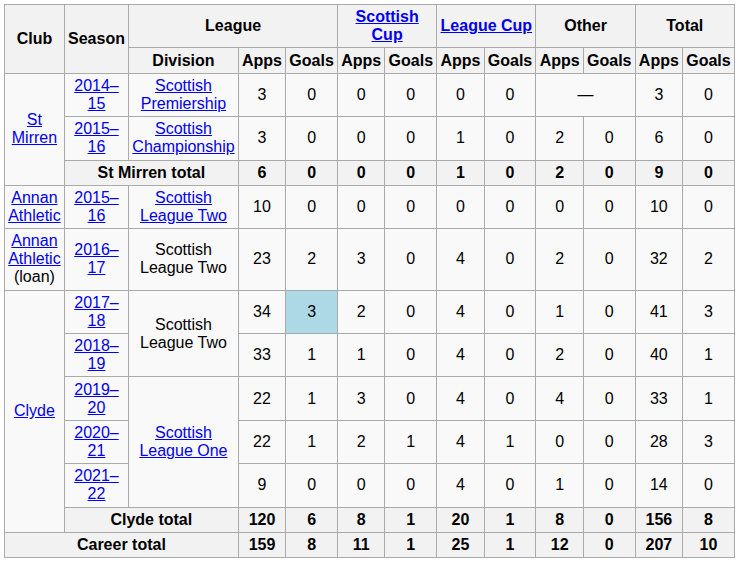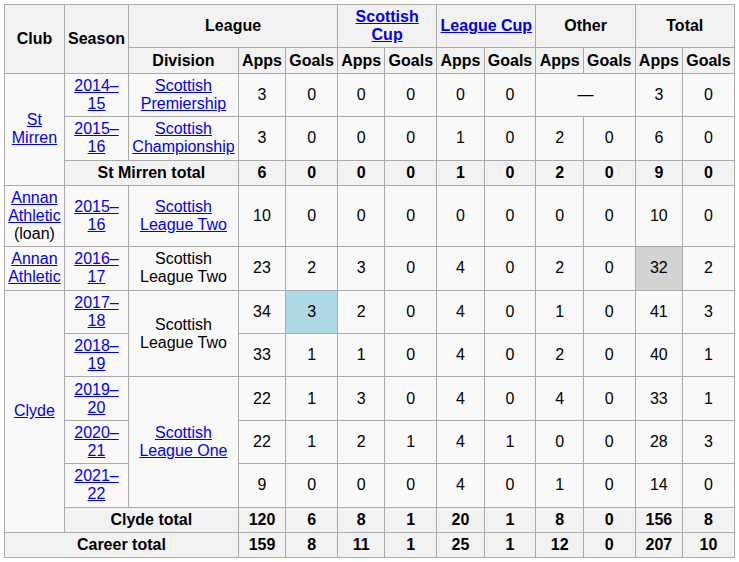(34, 207) Annan Athletic -> (34, 216) Annan Athletic (loan)
(34, 259) Annan Athletic (loan) -> (34, 268) Annan Athletic
(659, 259) no background -> (659, 268) lightgrey background
